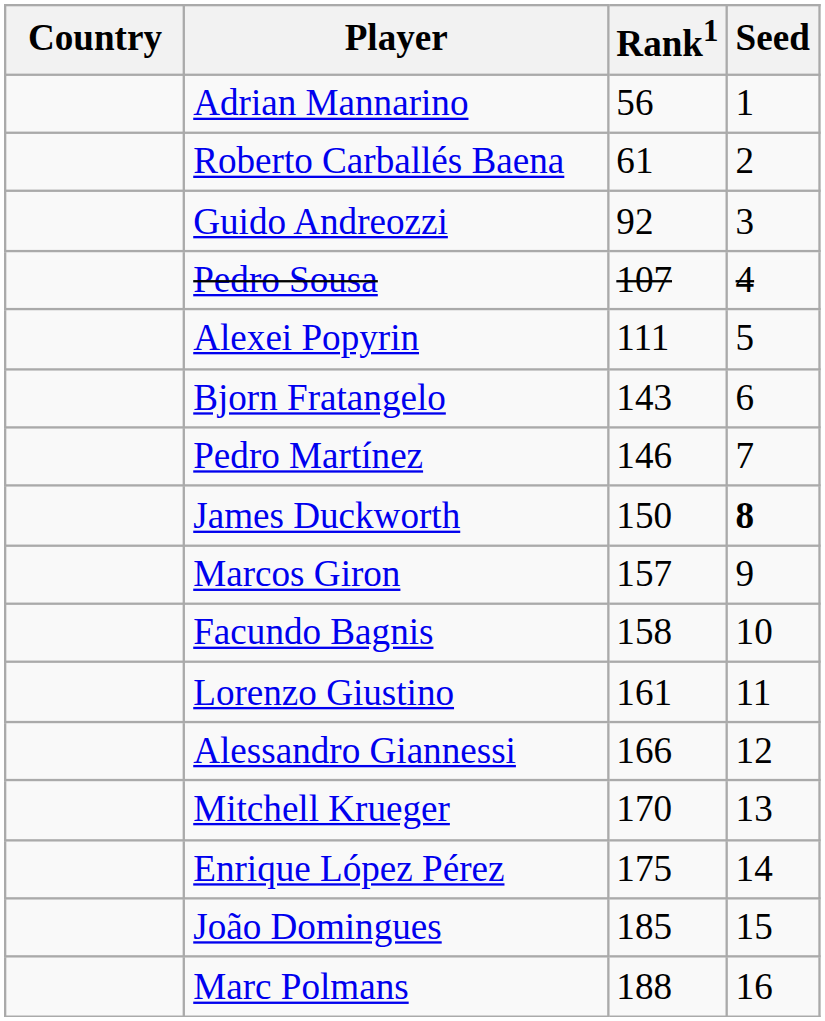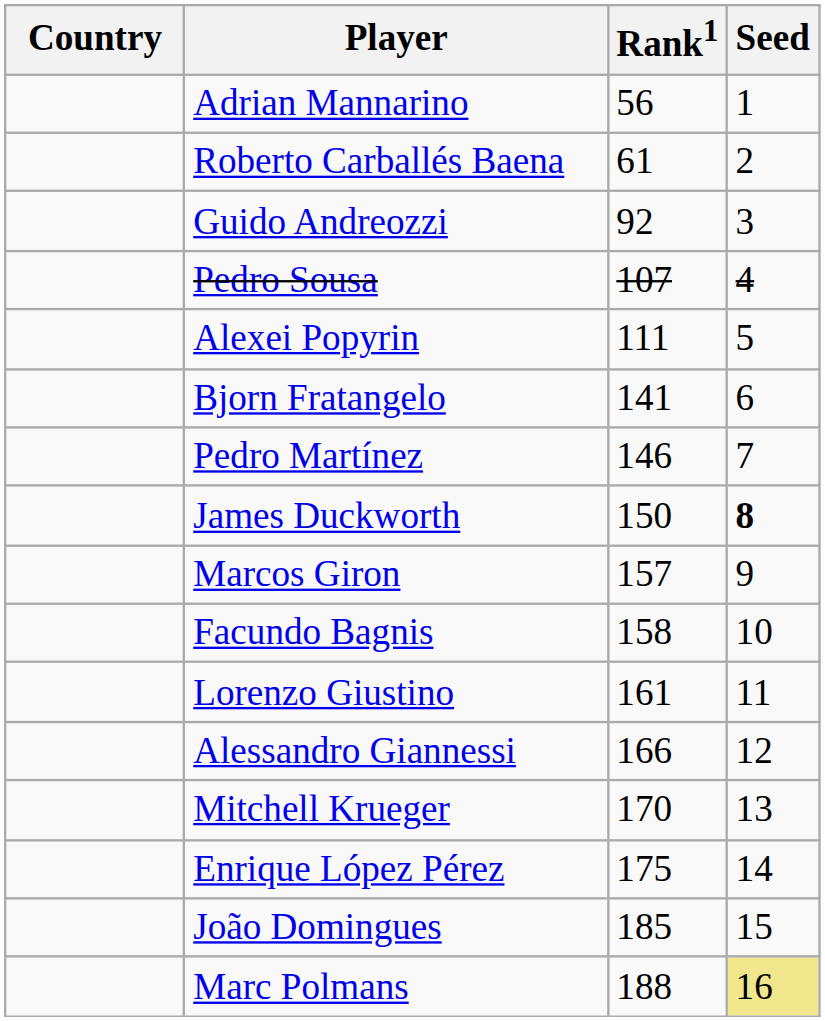(644, 397) 143 -> (644, 397) 141
(754, 985) no background -> (754, 985) khaki background
